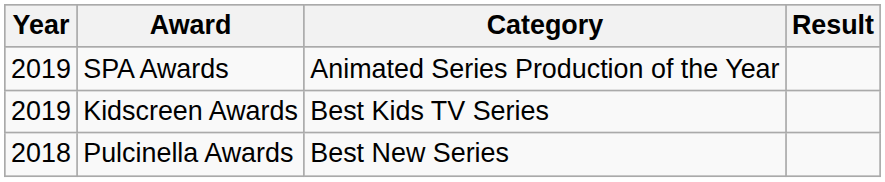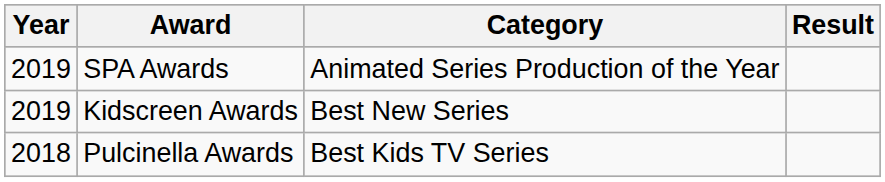(430, 111) Best Kids TV Series -> (410, 111) Best New Series
(410, 153) Best New Series -> (430, 153) Best Kids TV Series
